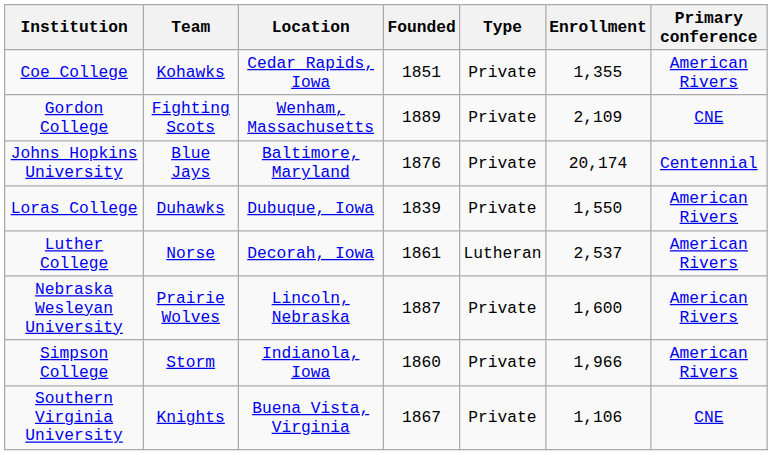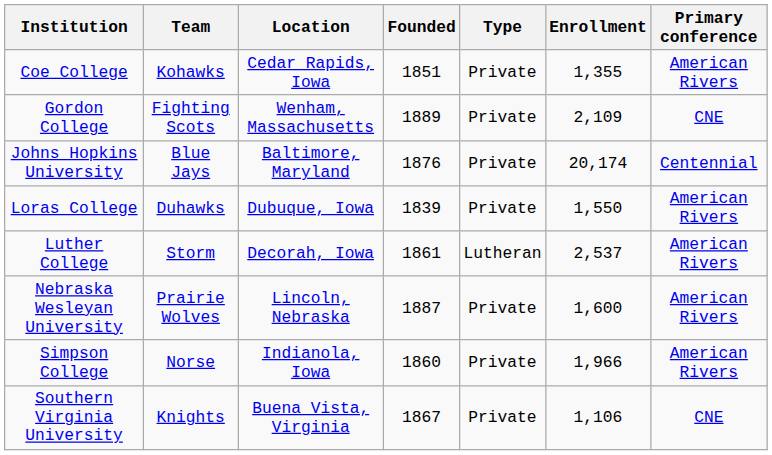(191, 253) Norse -> (191, 253) Storm
(191, 363) Storm -> (191, 363) Norse
